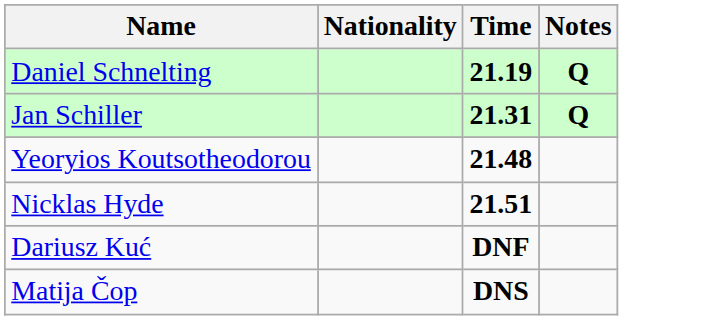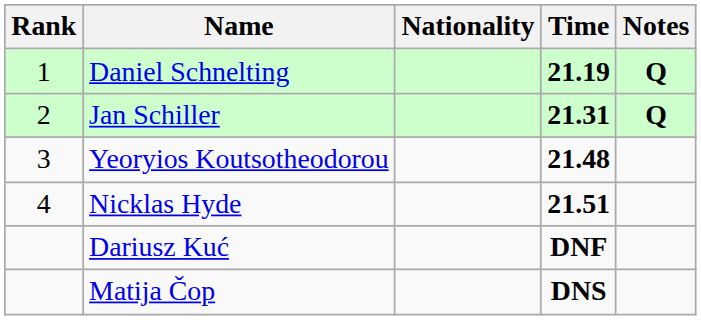+ column: (44, 26)
